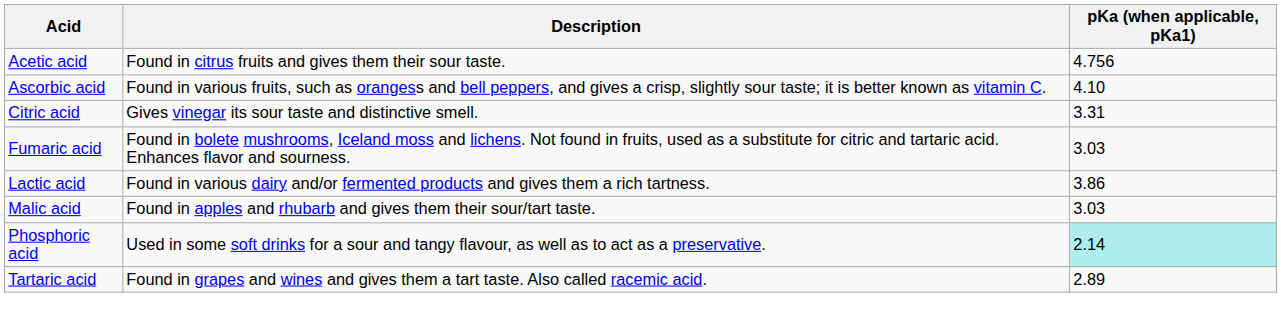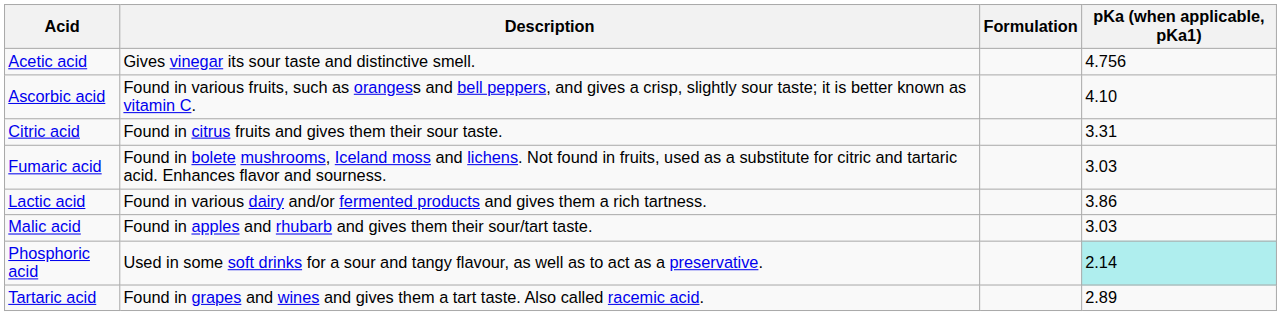+ column: (1031, 26)
(316, 61) Found in citrus fruits and gives them their sour taste. -> (299, 61) Gives vinegar its sour taste and distinctive smell.
(302, 113) Gives vinegar its sour taste and distinctive smell. -> (313, 131) Found in citrus fruits and gives them their sour taste.
